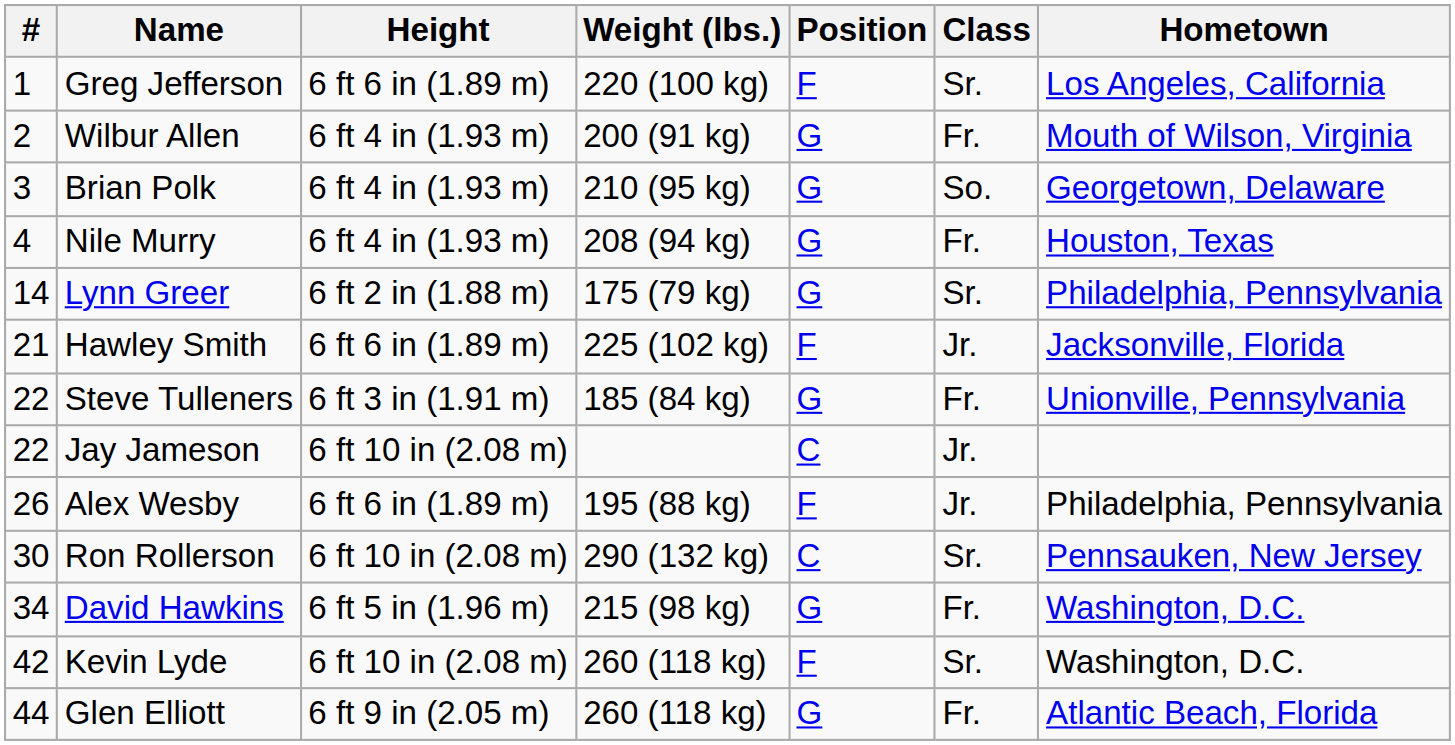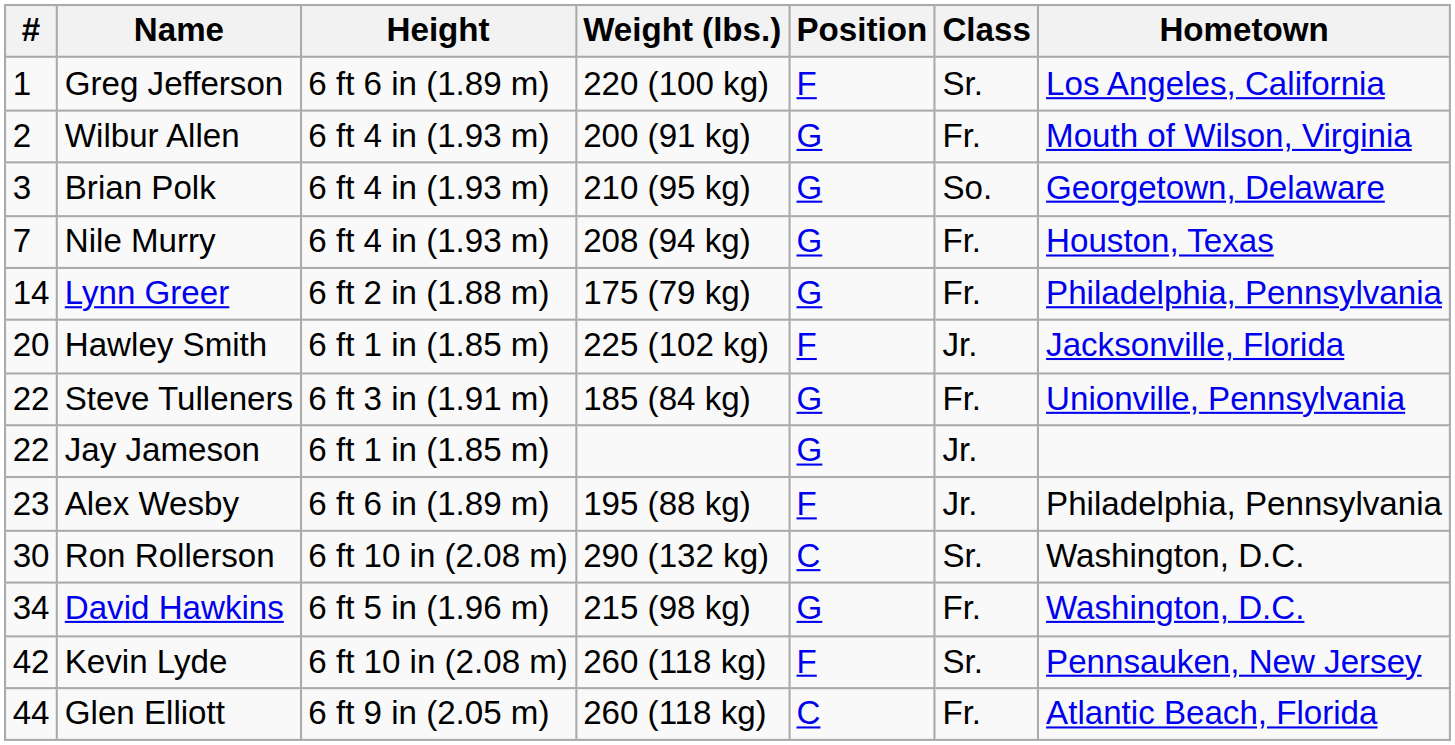(22, 240) 4 -> (22, 240) 7
(963, 293) Sr. -> (962, 293) Fr.
(31, 345) 21 -> (31, 345) 20
(429, 345) 6 ft 6 in (1.89 m) -> (429, 345) 6 ft 1 in (1.85 m)
(438, 450) 6 ft 10 in (2.08 m) -> (429, 450) 6 ft 1 in (1.85 m)
(808, 450) C -> (809, 450) G
(31, 503) 26 -> (31, 503) 23
(1234, 556) Pennsauken, New Jersey -> (1175, 556) Washington, D.C.
(1175, 661) Washington, D.C. -> (1234, 661) Pennsauken, New Jersey
(809, 713) G -> (808, 713) C
